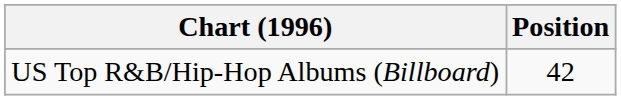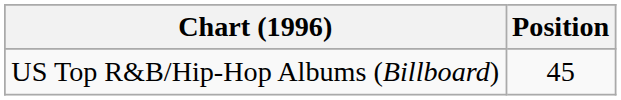(561, 71) 42 -> (561, 71) 45
